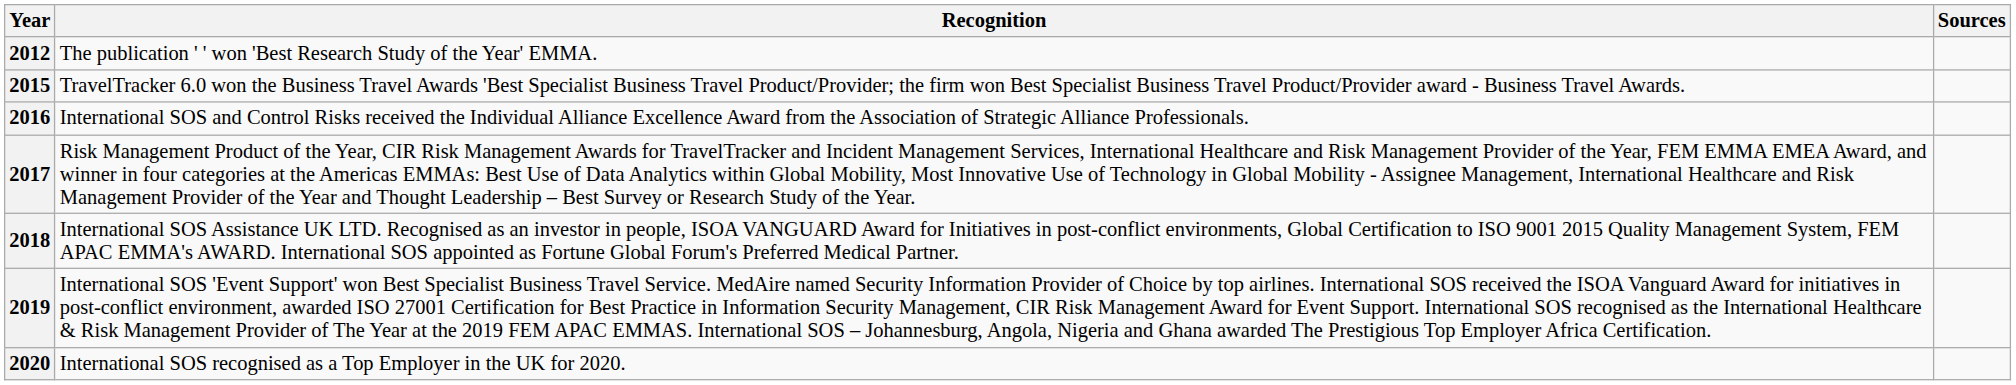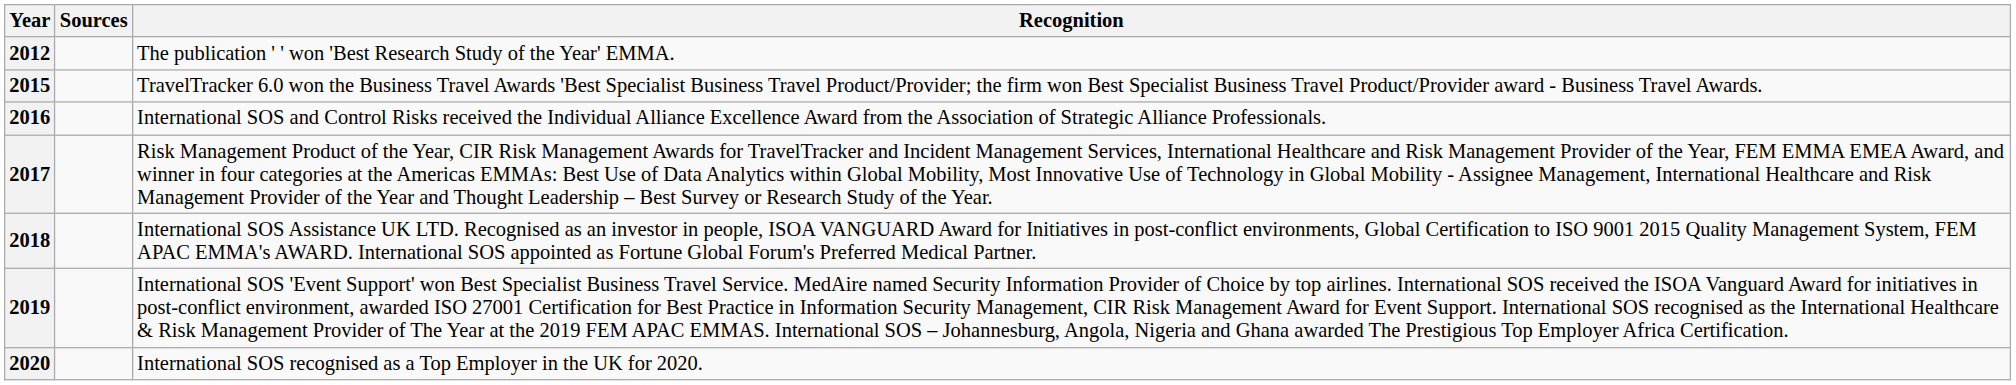columns swapped: (994, 20) <-> (1972, 20)
